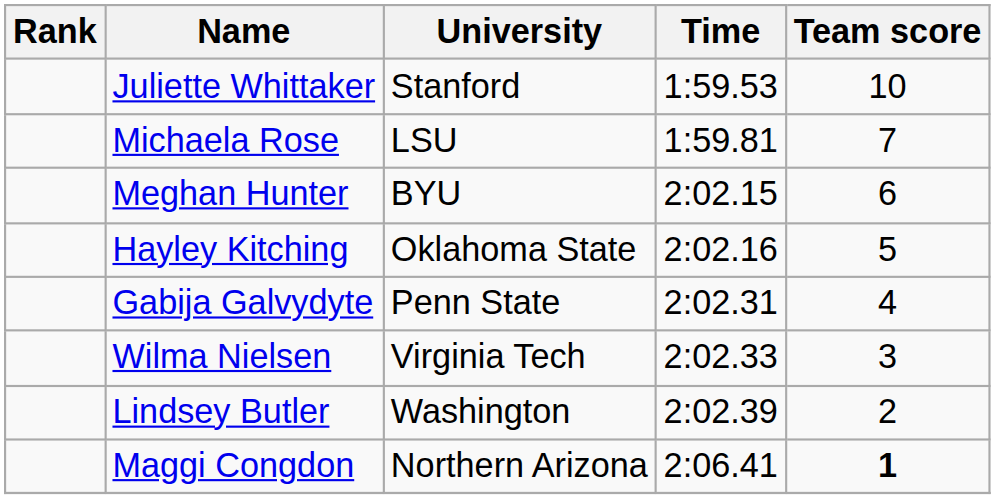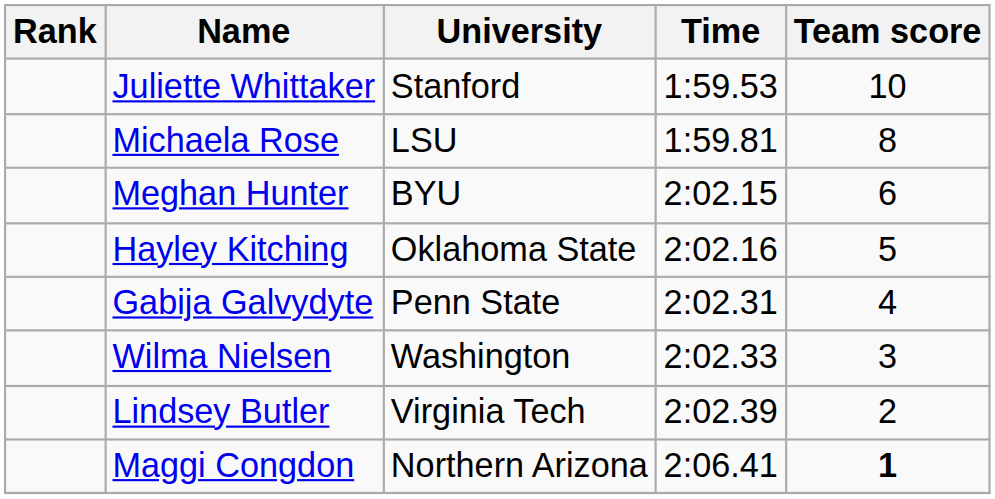(888, 140) 7 -> (888, 140) 8
(488, 357) Virginia Tech -> (481, 357) Washington
(481, 411) Washington -> (488, 411) Virginia Tech
